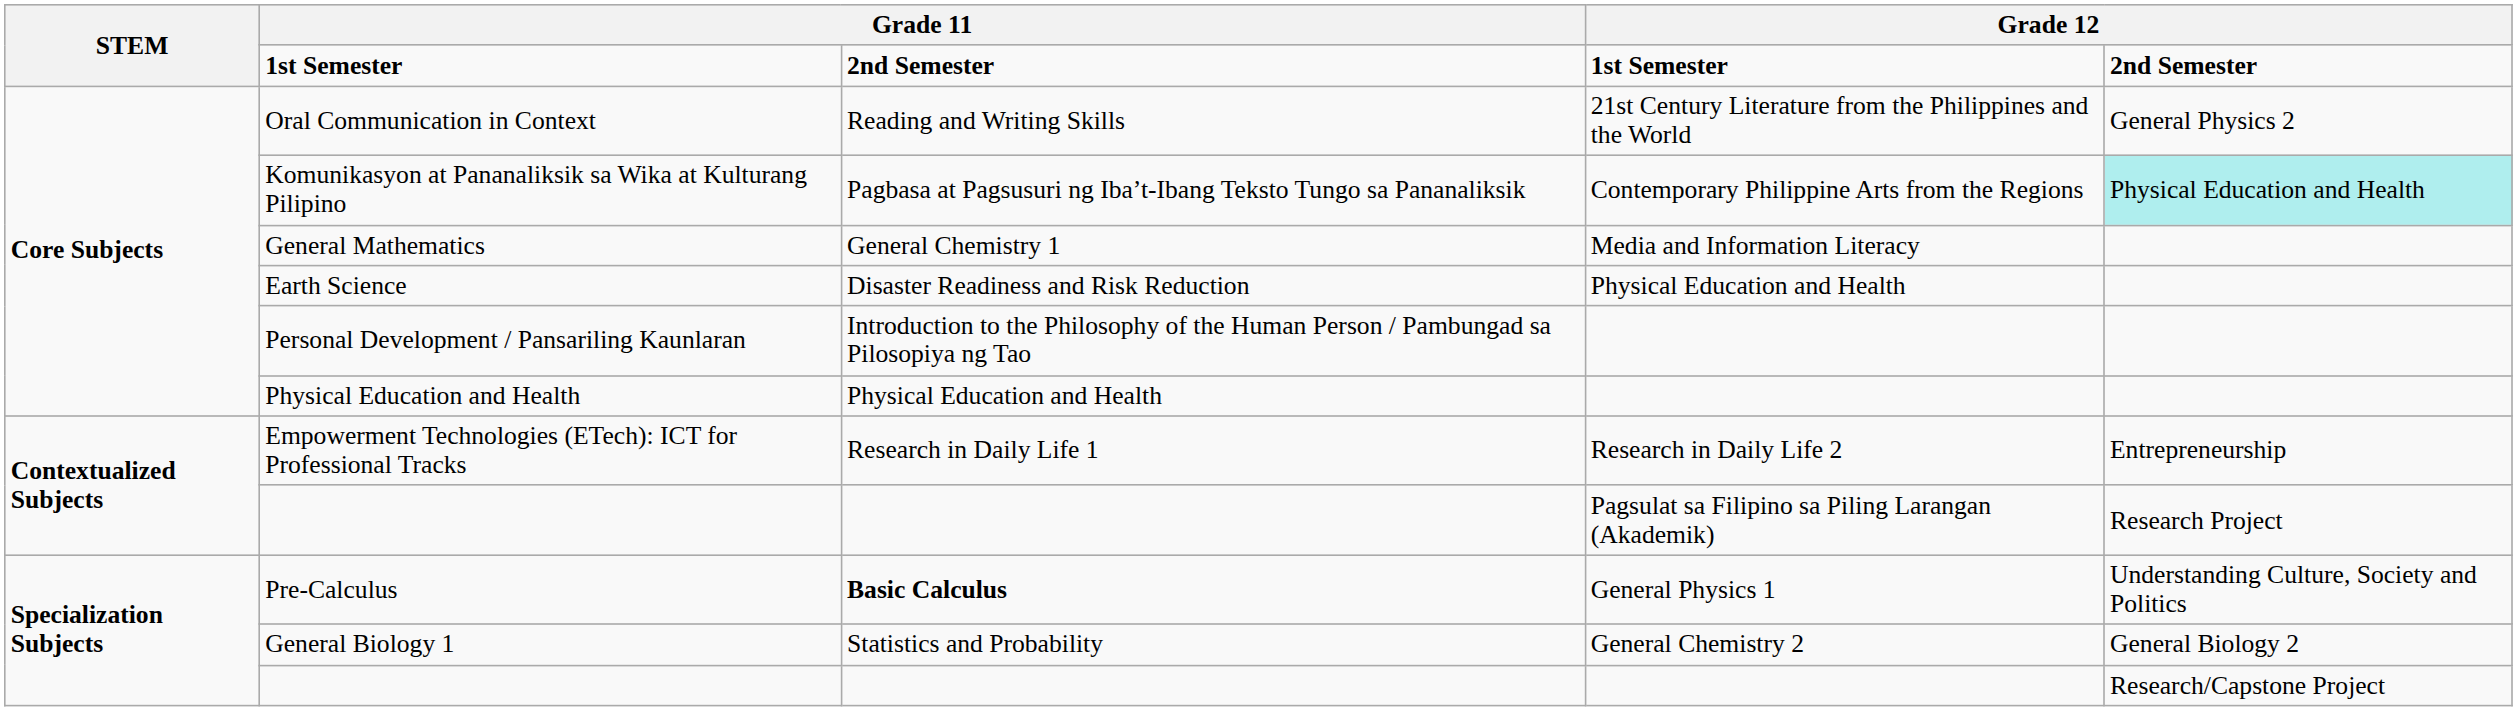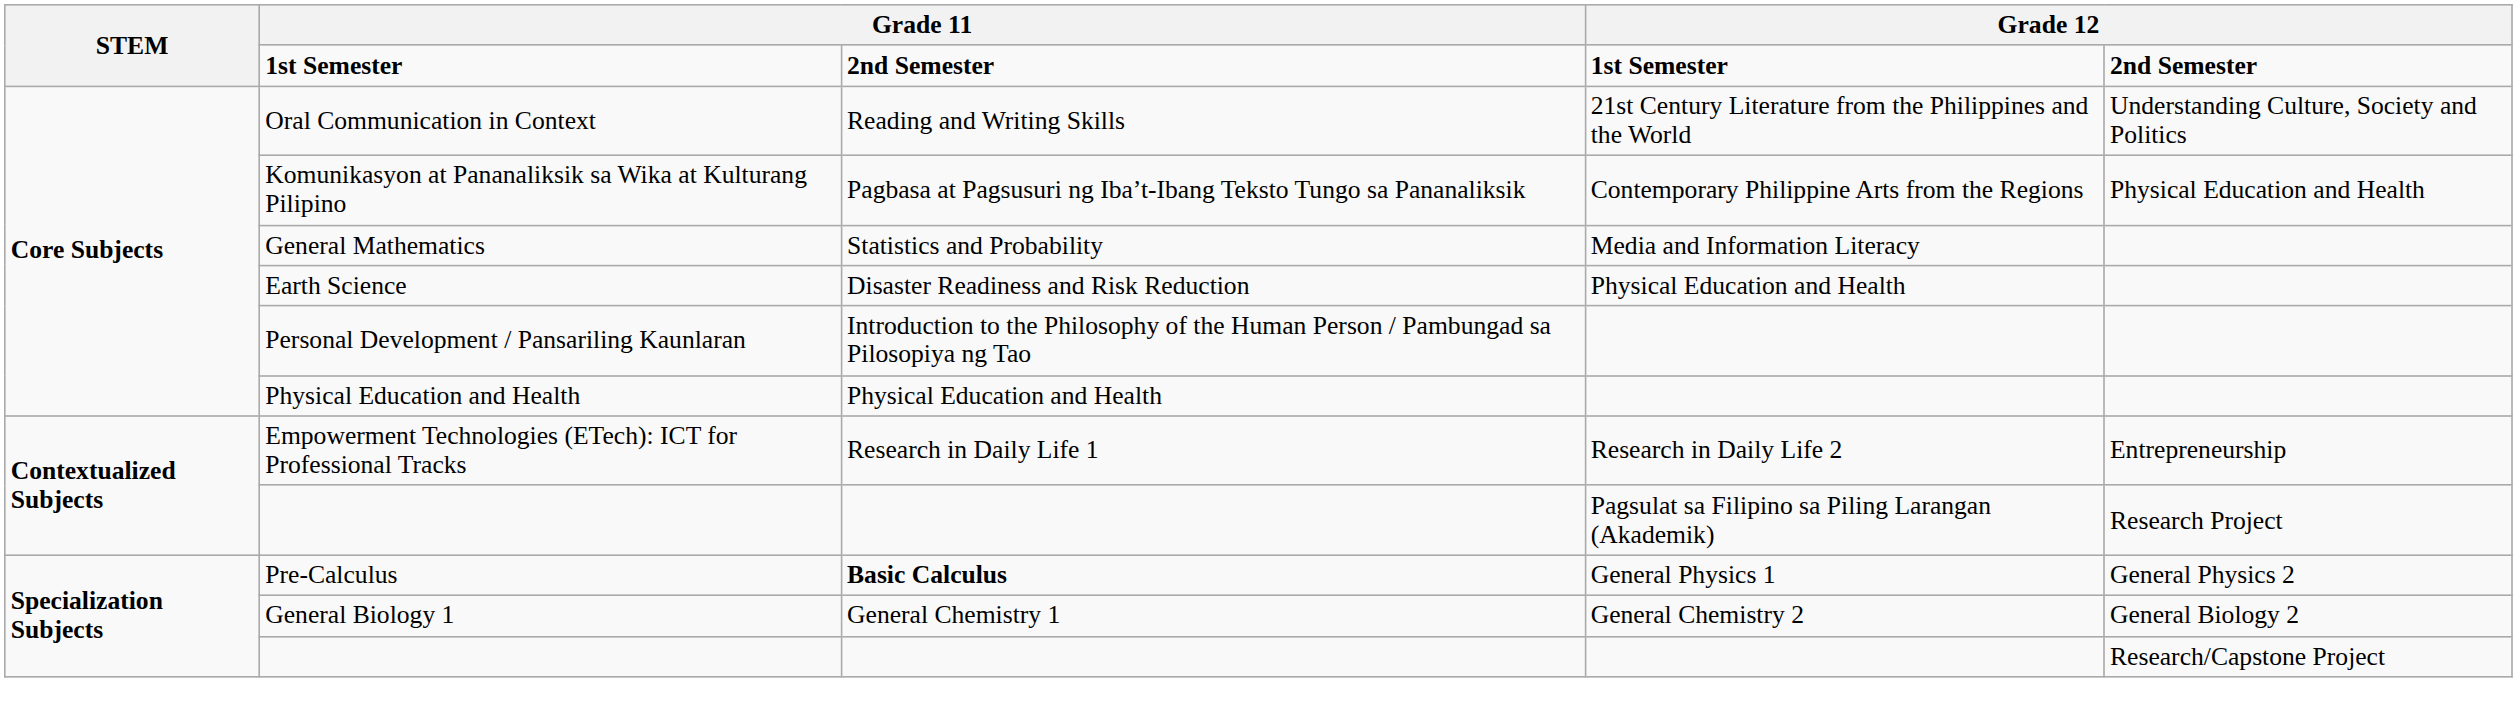(2202, 120) General Physics 2 -> (2293, 120) Understanding Culture, Society and Politics
(2267, 189) paleturquoise background -> (2267, 189) no background
(954, 244) General Chemistry 1 -> (975, 244) Statistics and Probability
(2293, 589) Understanding Culture, Society and Politics -> (2202, 574) General Physics 2
(975, 644) Statistics and Probability -> (954, 615) General Chemistry 1
